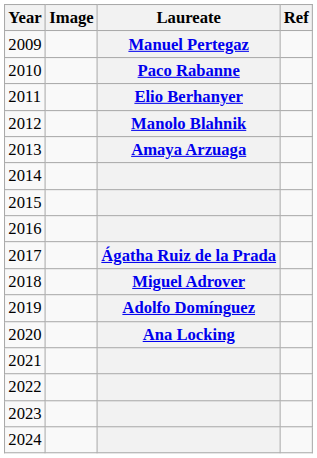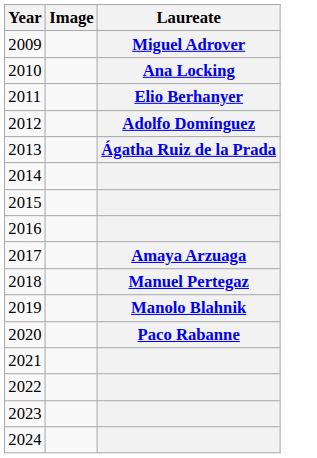- column: (296, 17)
(189, 44) Manuel Pertegaz -> (189, 44) Miguel Adrover
(189, 70) Paco Rabanne -> (189, 70) Ana Locking
(189, 123) Manolo Blahnik -> (189, 123) Adolfo Domínguez
(189, 149) Amaya Arzuaga -> (189, 149) Ágatha Ruiz de la Prada
(189, 255) Ágatha Ruiz de la Prada -> (189, 255) Amaya Arzuaga
(189, 281) Miguel Adrover -> (189, 281) Manuel Pertegaz
(189, 307) Adolfo Domínguez -> (189, 307) Manolo Blahnik
(189, 334) Ana Locking -> (189, 334) Paco Rabanne
